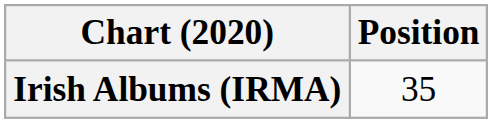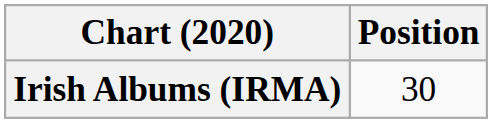(419, 88) 35 -> (419, 88) 30
